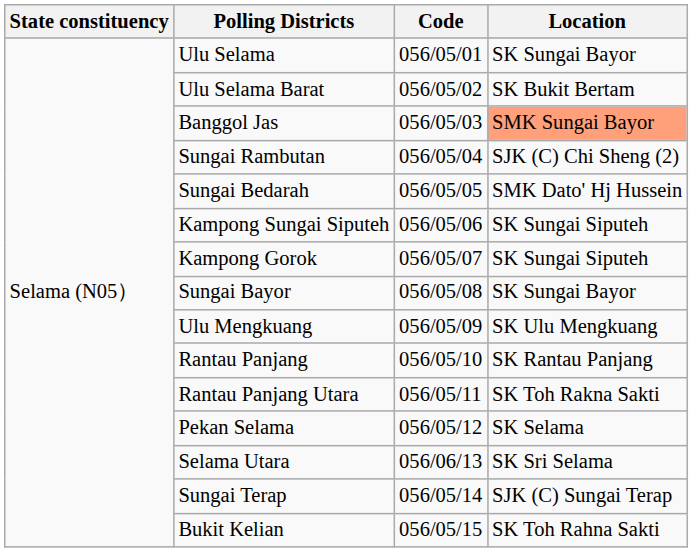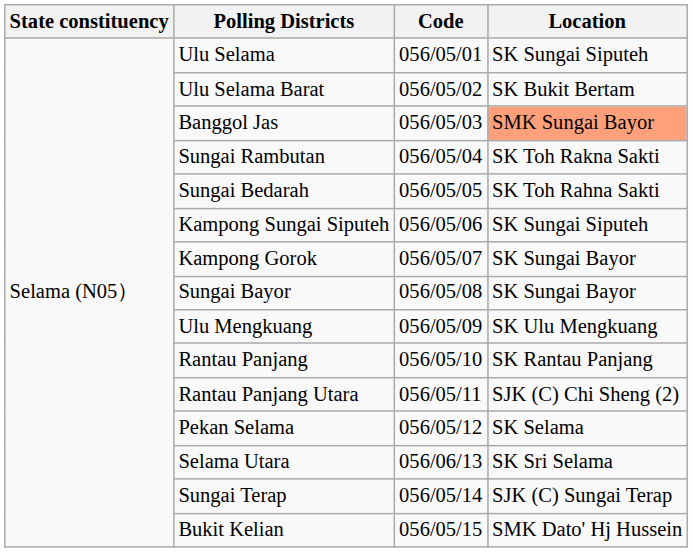(564, 54) SK Sungai Bayor -> (570, 54) SK Sungai Siputeh
(586, 156) SJK (C) Chi Sheng (2) -> (576, 156) SK Toh Rakna Sakti
(587, 190) SMK Dato' Hj Hussein -> (576, 190) SK Toh Rahna Sakti
(570, 258) SK Sungai Siputeh -> (564, 258) SK Sungai Bayor
(576, 393) SK Toh Rakna Sakti -> (586, 393) SJK (C) Chi Sheng (2)
(576, 529) SK Toh Rahna Sakti -> (587, 529) SMK Dato' Hj Hussein
